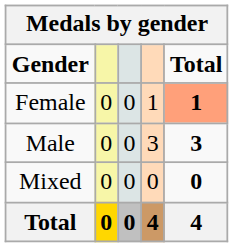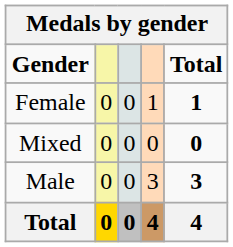(196, 103) lightsalmon background -> (196, 103) no background
rows swapped: (50, 142) <-> (50, 182)
